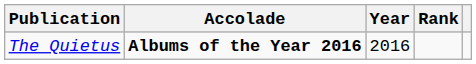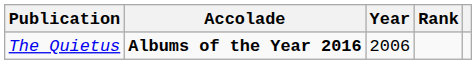(390, 46) 2016 -> (390, 46) 2006
